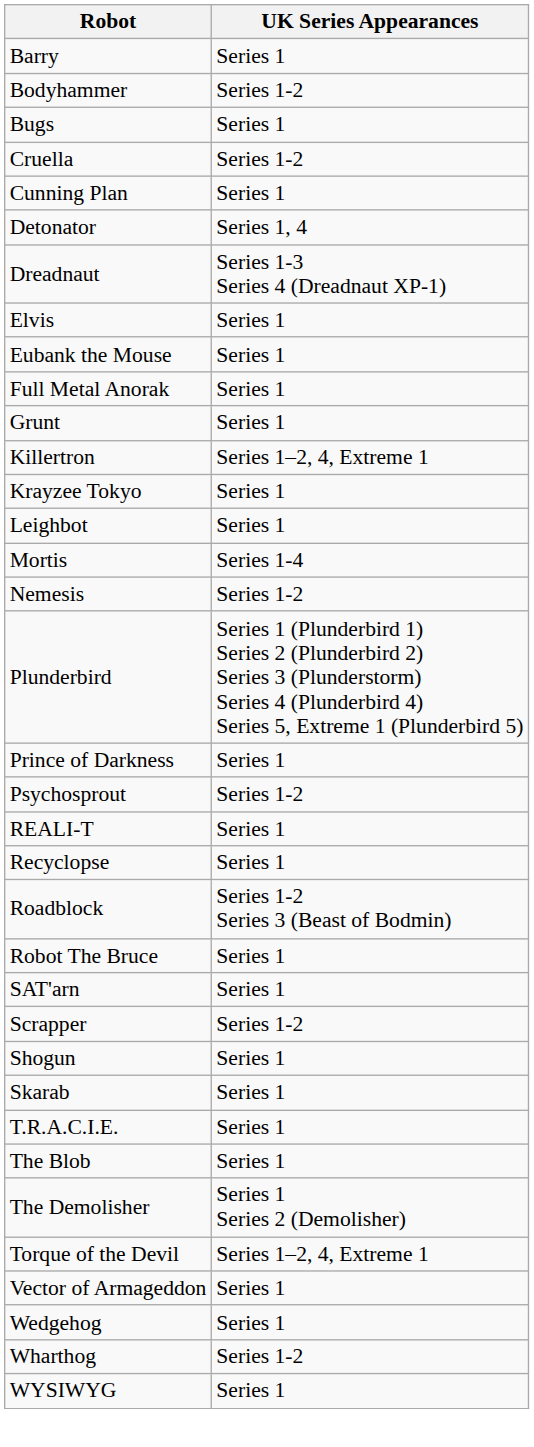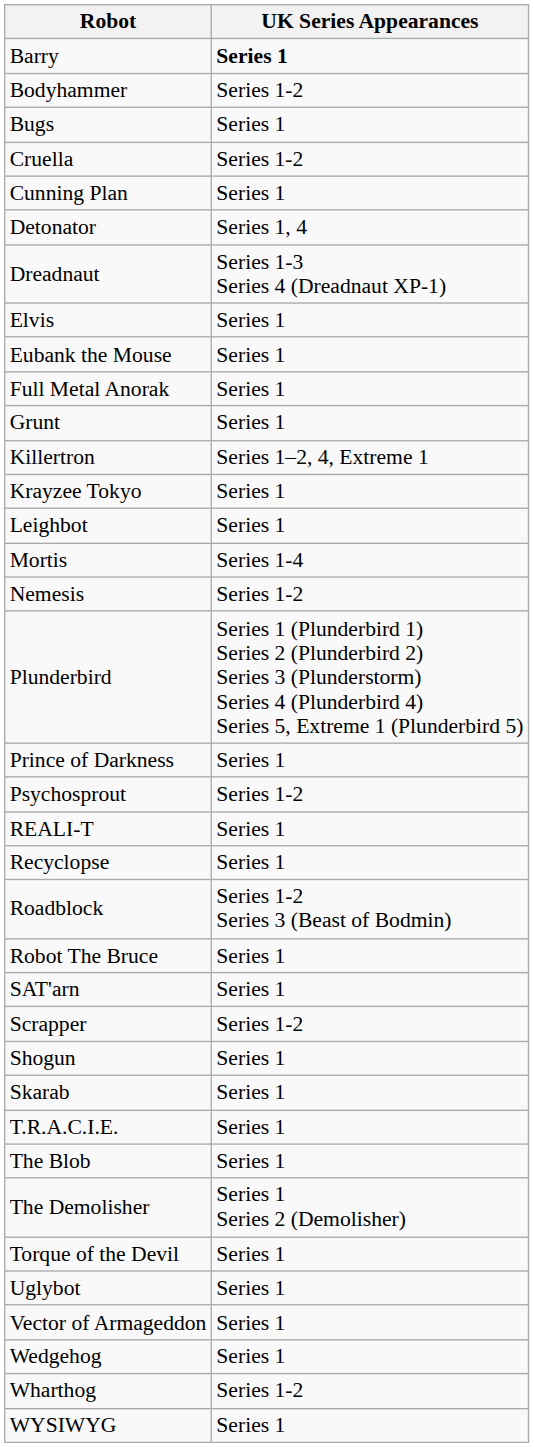(251, 55) normal -> (252, 55) bold
(323, 1253) Series 1–2, 4, Extreme 1 -> (251, 1253) Series 1
+ row: (45, 1287)
